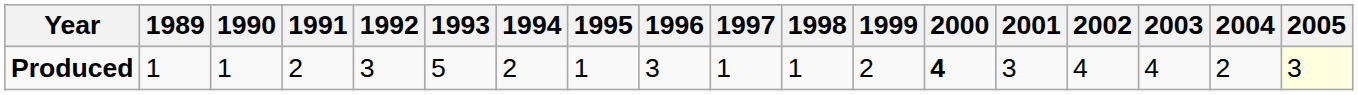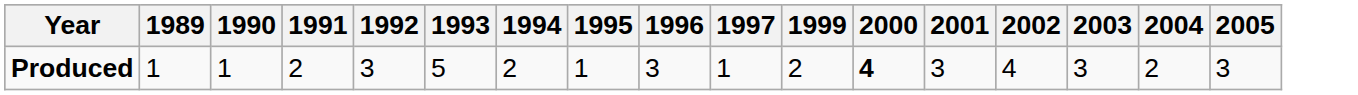- column: (817, 25)
(1152, 67) 4 -> (1080, 67) 3
(1294, 67) lightyellow background -> (1223, 67) no background
